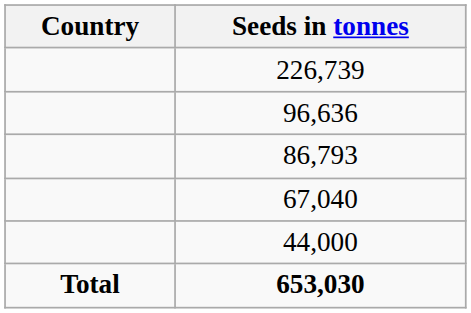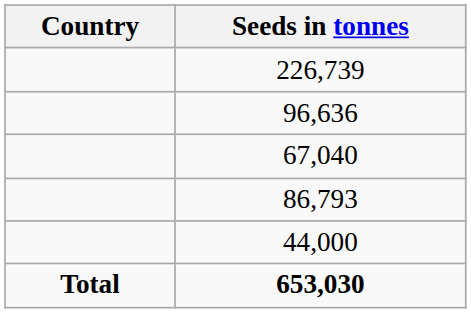rows swapped: (320, 155) <-> (320, 198)
